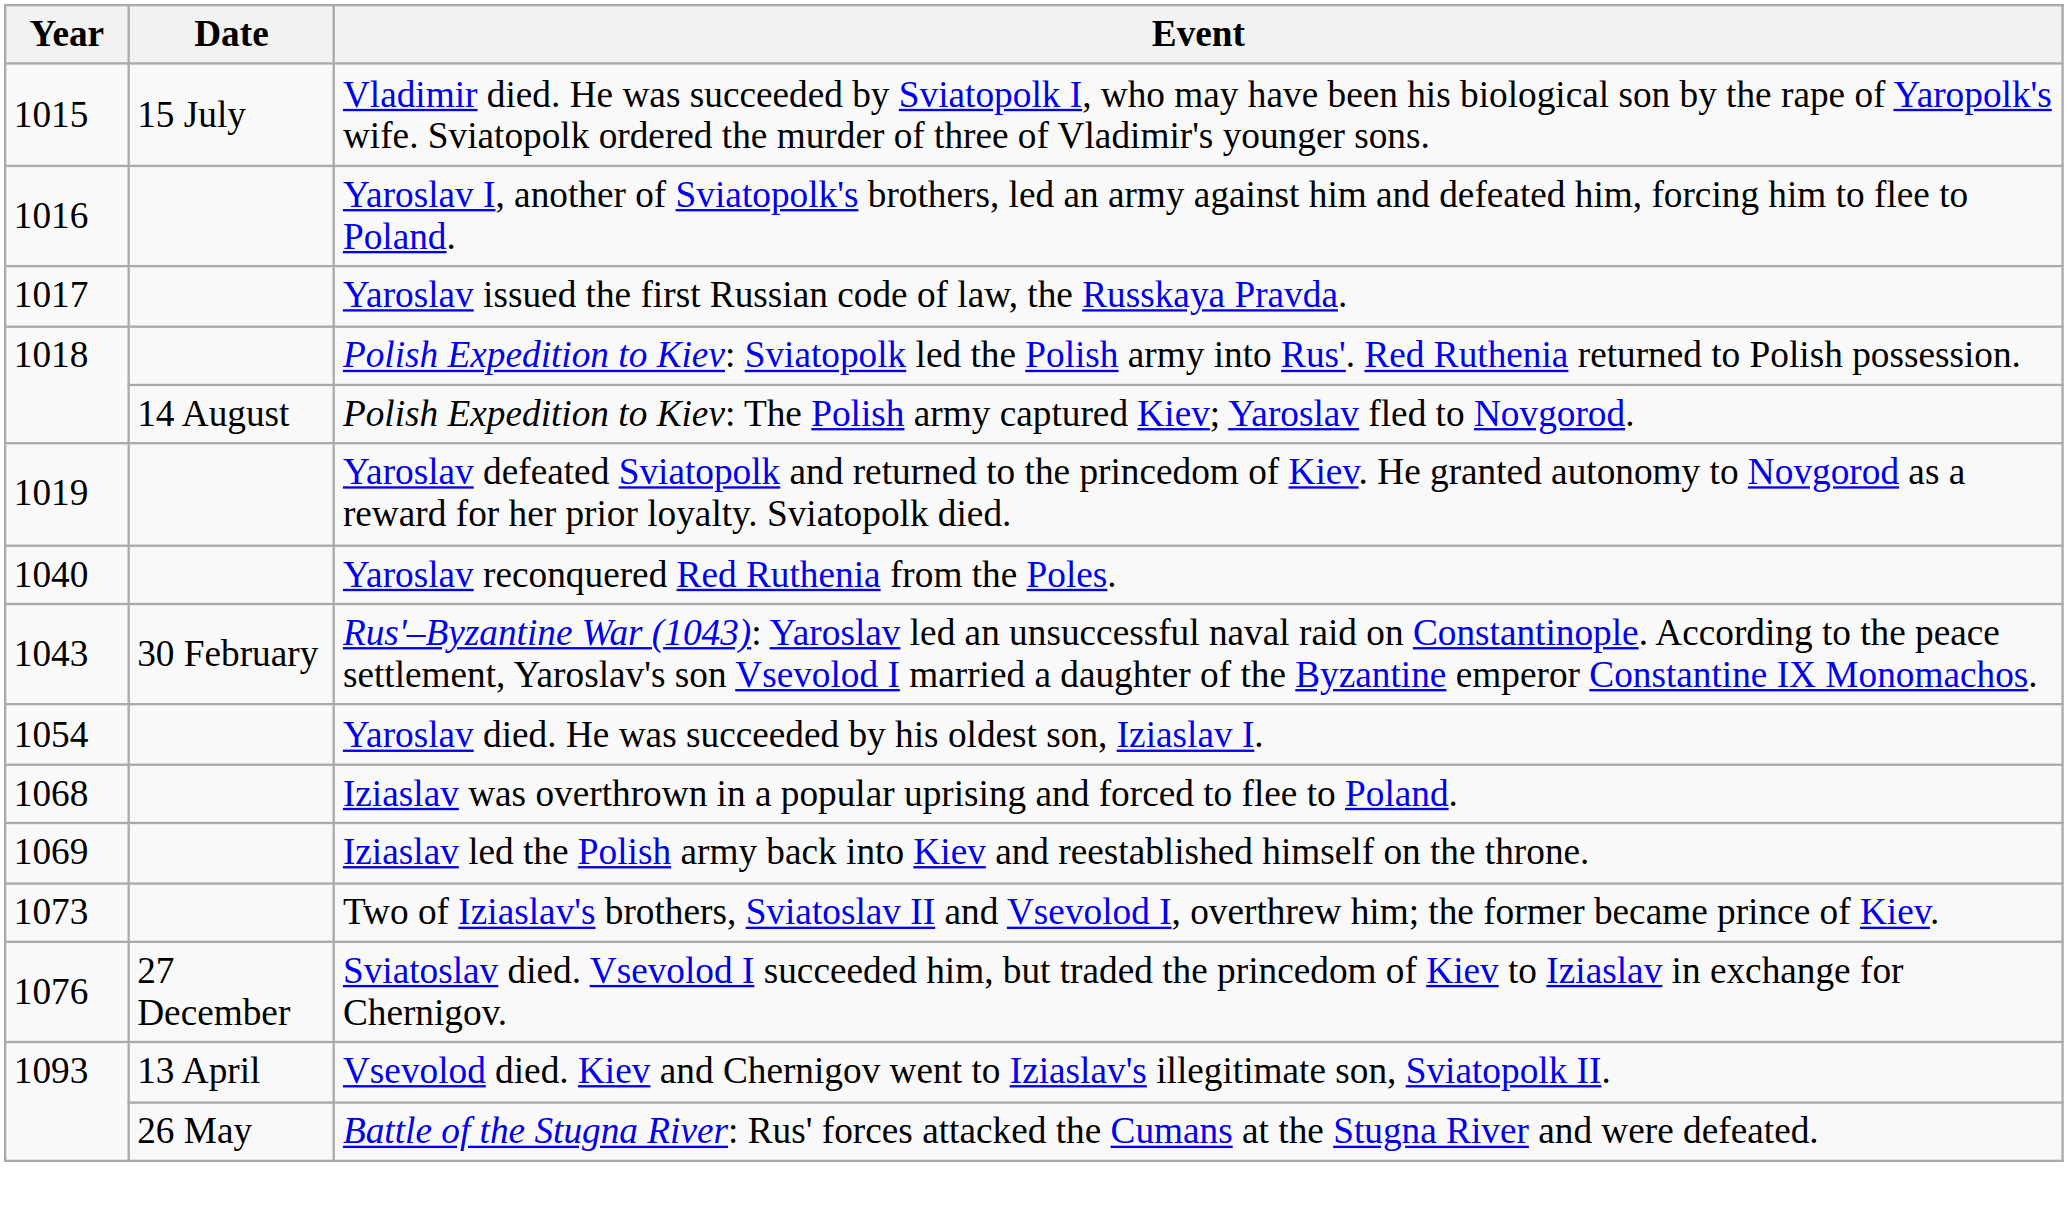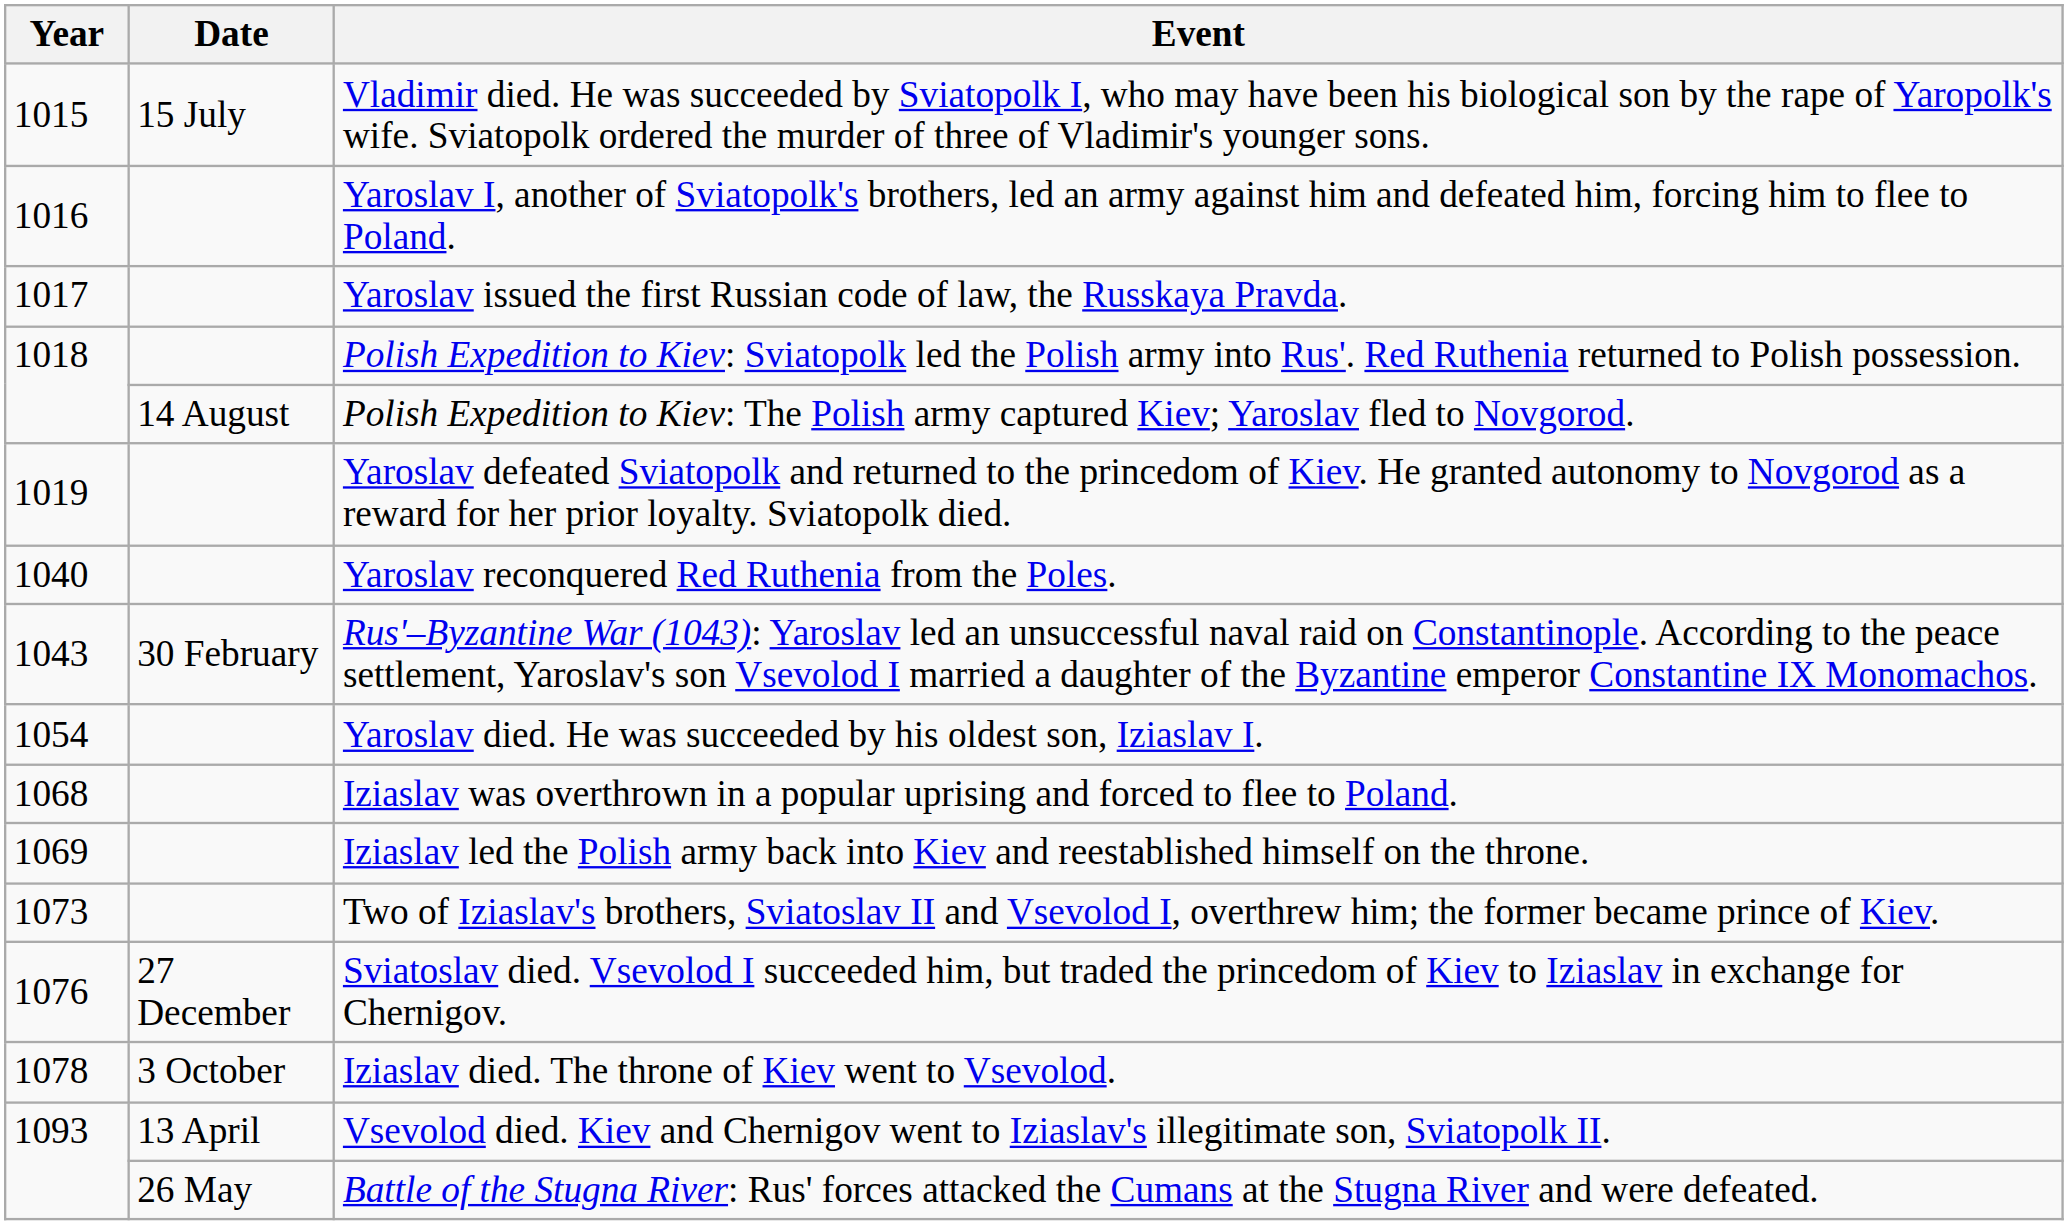+ row: (729, 1071)
